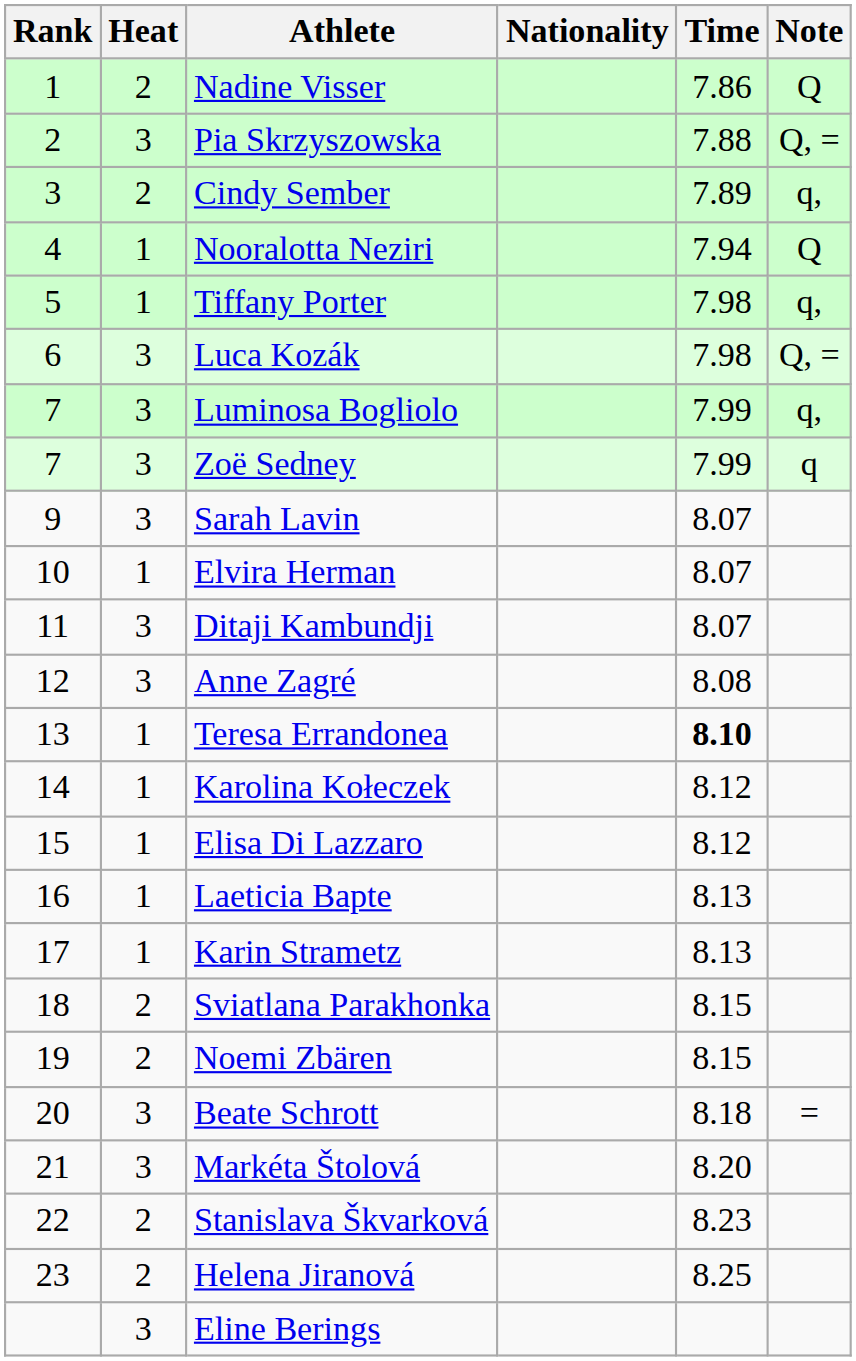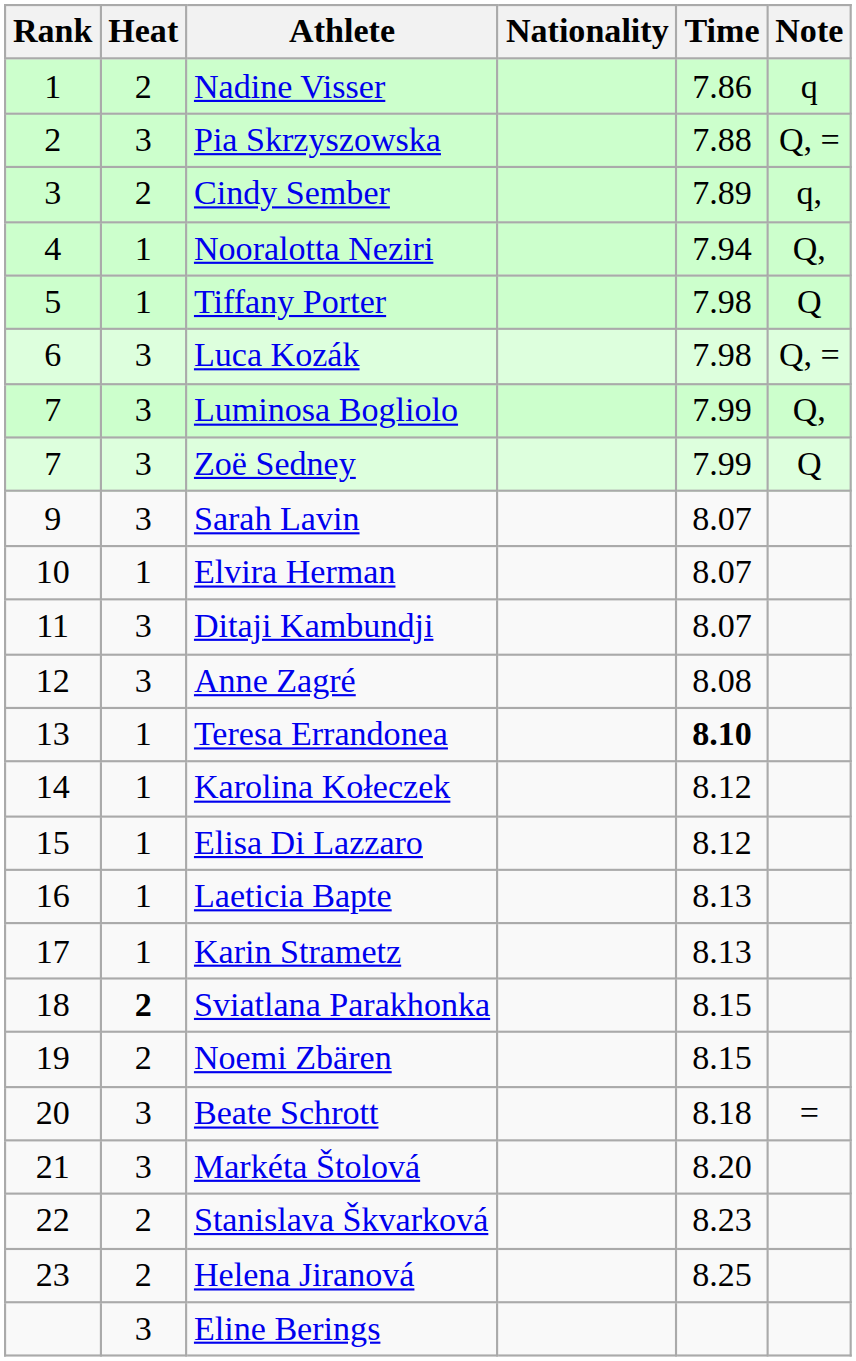(809, 85) Q -> (809, 85) q
(809, 247) Q -> (809, 247) Q,
(809, 301) q, -> (809, 301) Q
(809, 409) q, -> (809, 409) Q,
(809, 463) q -> (809, 463) Q
(143, 1004) normal -> (143, 1004) bold
